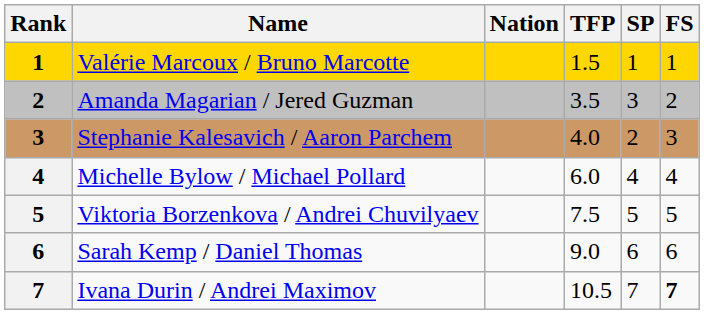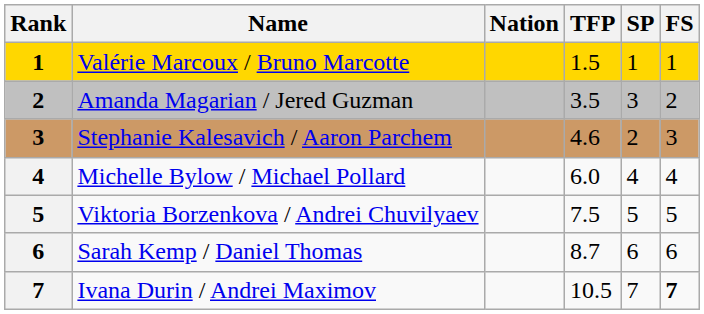(585, 137) 4.0 -> (585, 137) 4.6
(585, 251) 9.0 -> (585, 251) 8.7
